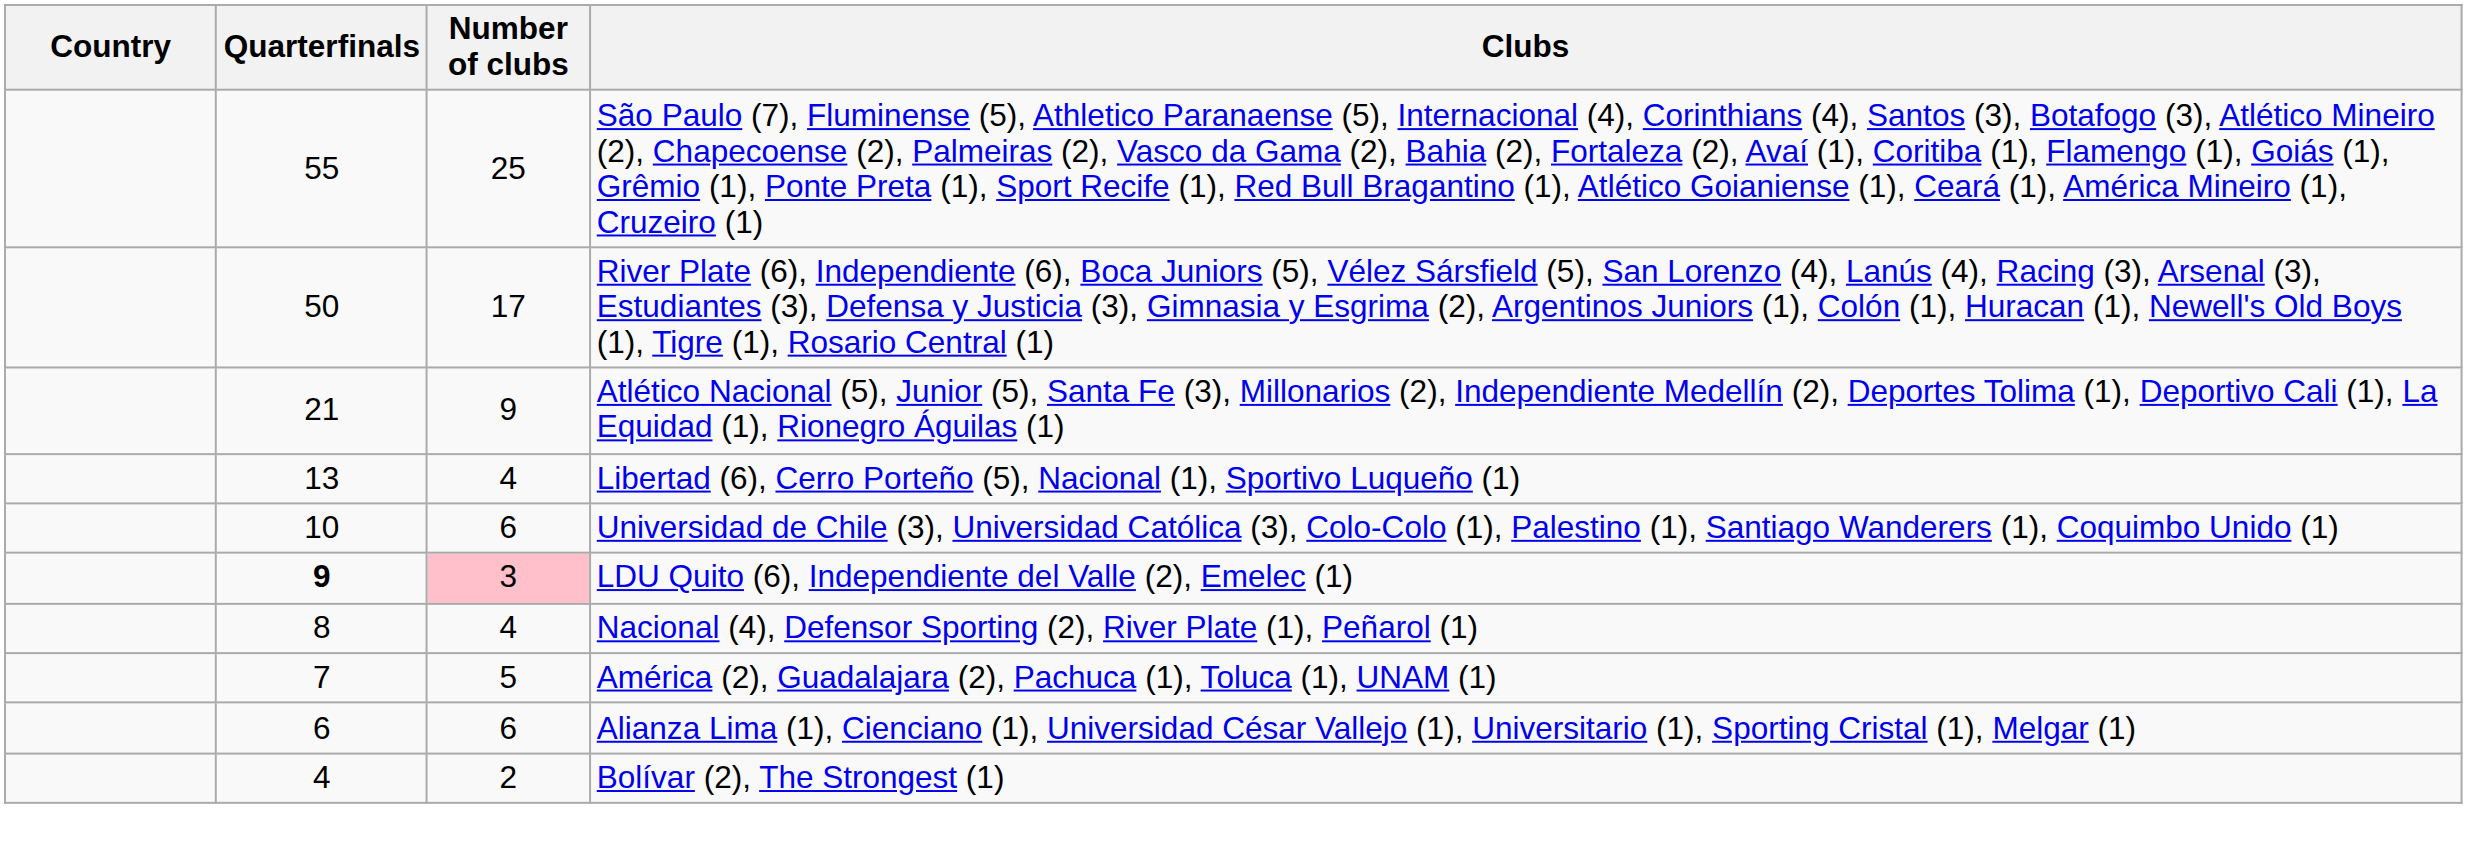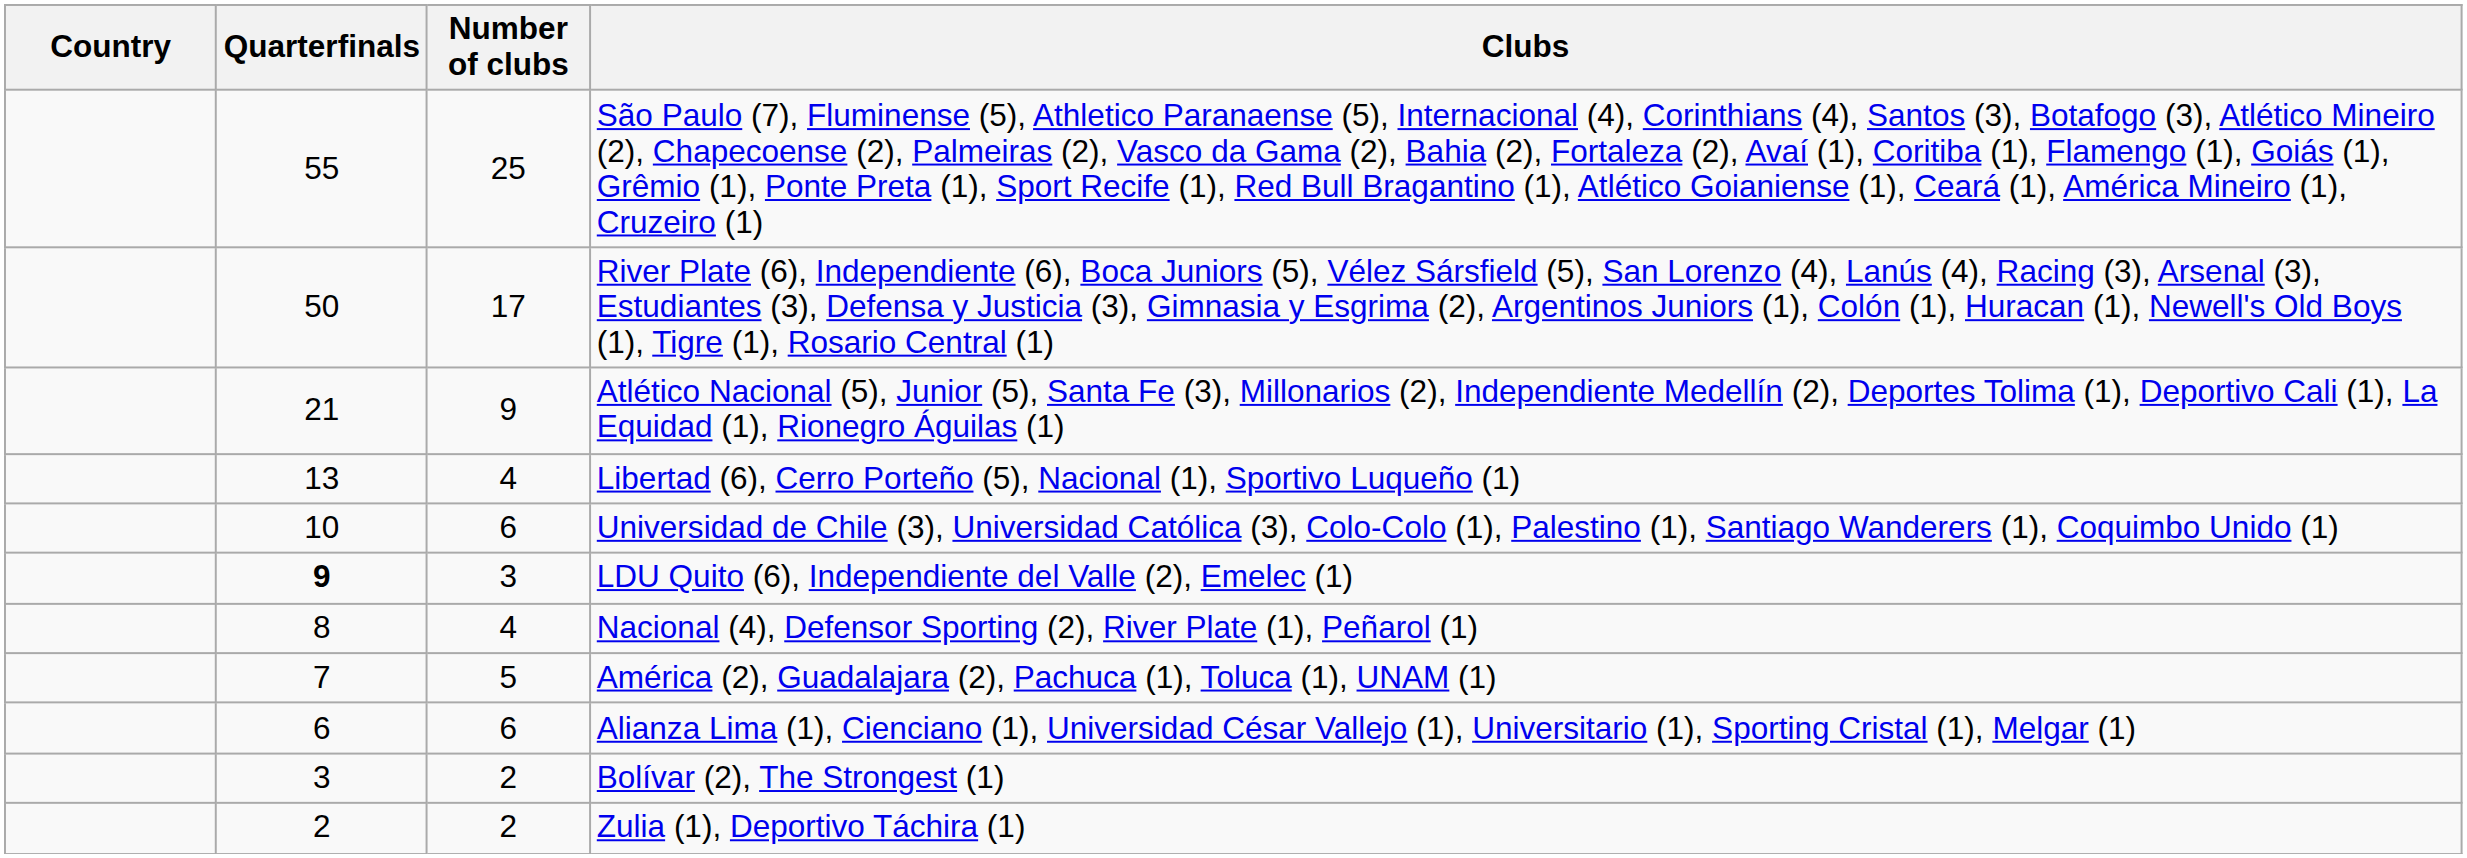(508, 577) pink background -> (508, 577) no background
(322, 777) 4 -> (322, 777) 3
+ row: (811, 827)
